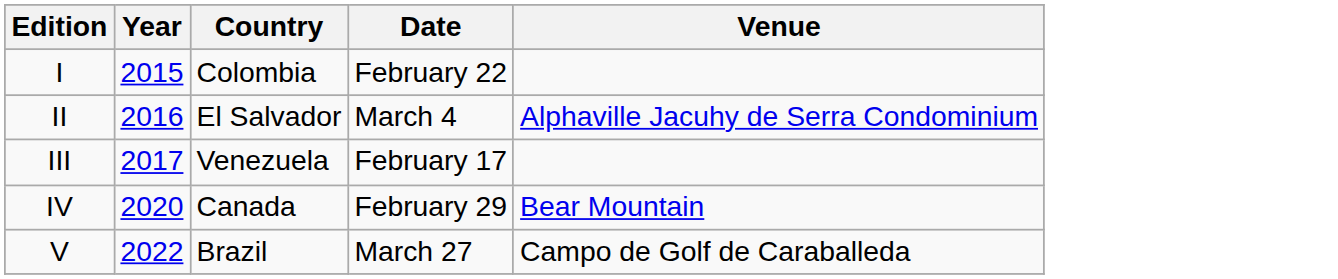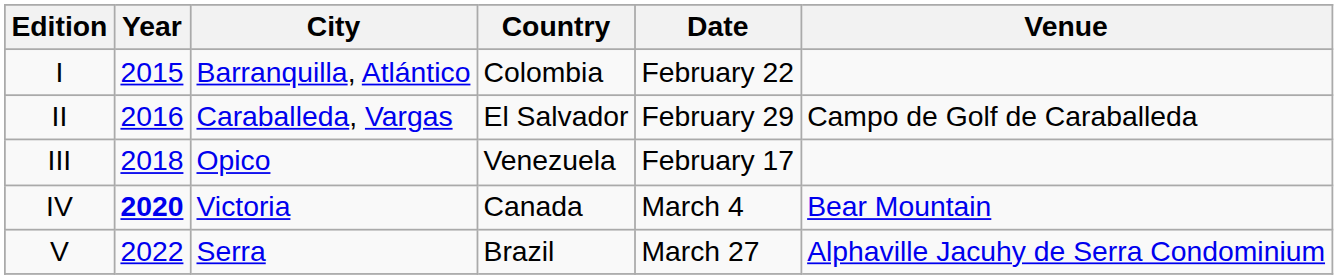+ column: (333, 26)
(406, 116) March 4 -> (718, 116) February 29
(779, 116) Alphaville Jacuhy de Serra Condominium -> (1002, 116) Campo de Golf de Caraballeda
(152, 161) 2017 -> (152, 161) 2018
(152, 206) normal -> (152, 206) bold
(431, 206) February 29 -> (693, 206) March 4
(715, 251) Campo de Golf de Caraballeda -> (1066, 251) Alphaville Jacuhy de Serra Condominium
